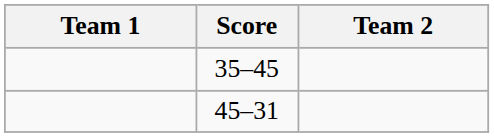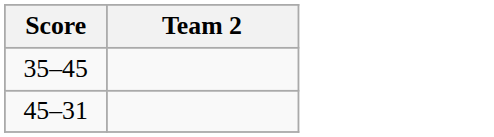- column: (100, 26)
